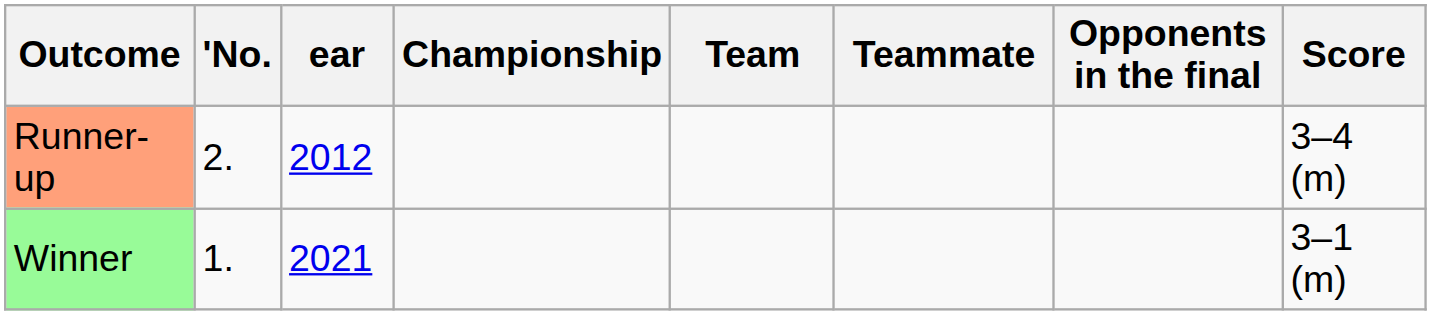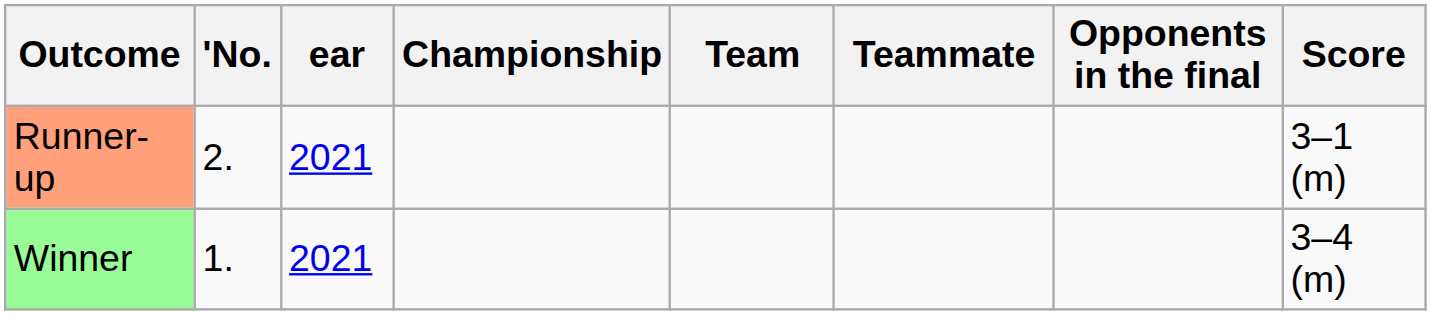(331, 156) 2012 -> (331, 156) 2021
(1322, 156) 3–4 (m) -> (1322, 156) 3–1 (m)
(1322, 258) 3–1 (m) -> (1322, 258) 3–4 (m)
